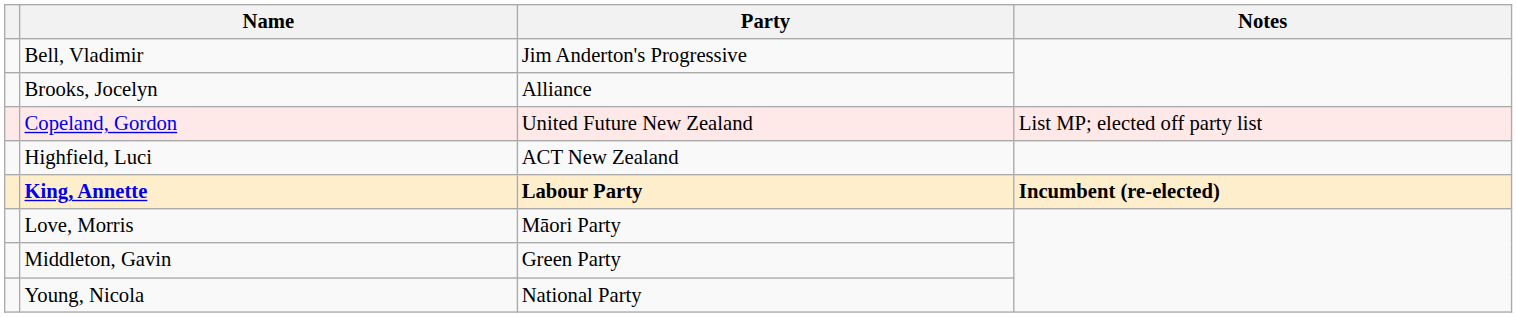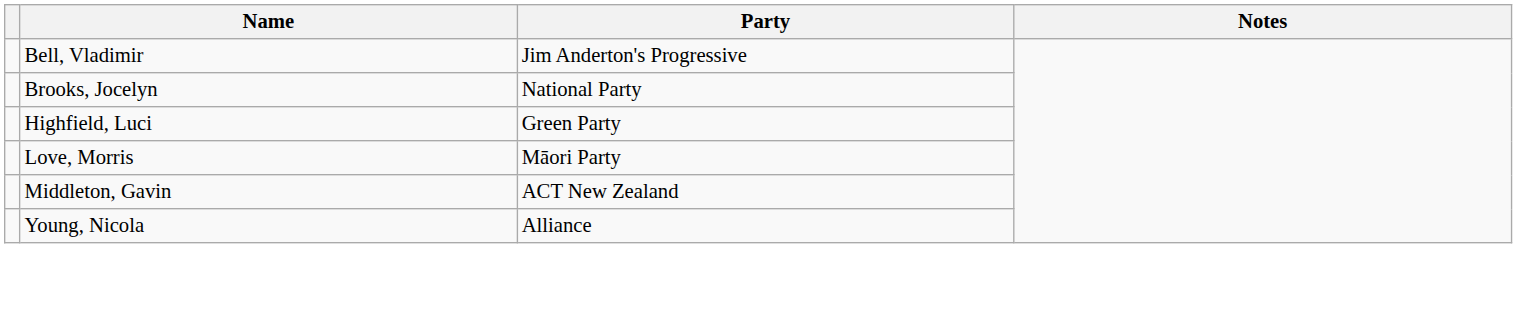(557, 89) Alliance -> (582, 89) National Party
- row: (101, 123)
(600, 158) ACT New Zealand -> (571, 123) Green Party
- row: (86, 192)
(571, 260) Green Party -> (600, 192) ACT New Zealand
(582, 294) National Party -> (557, 226) Alliance
